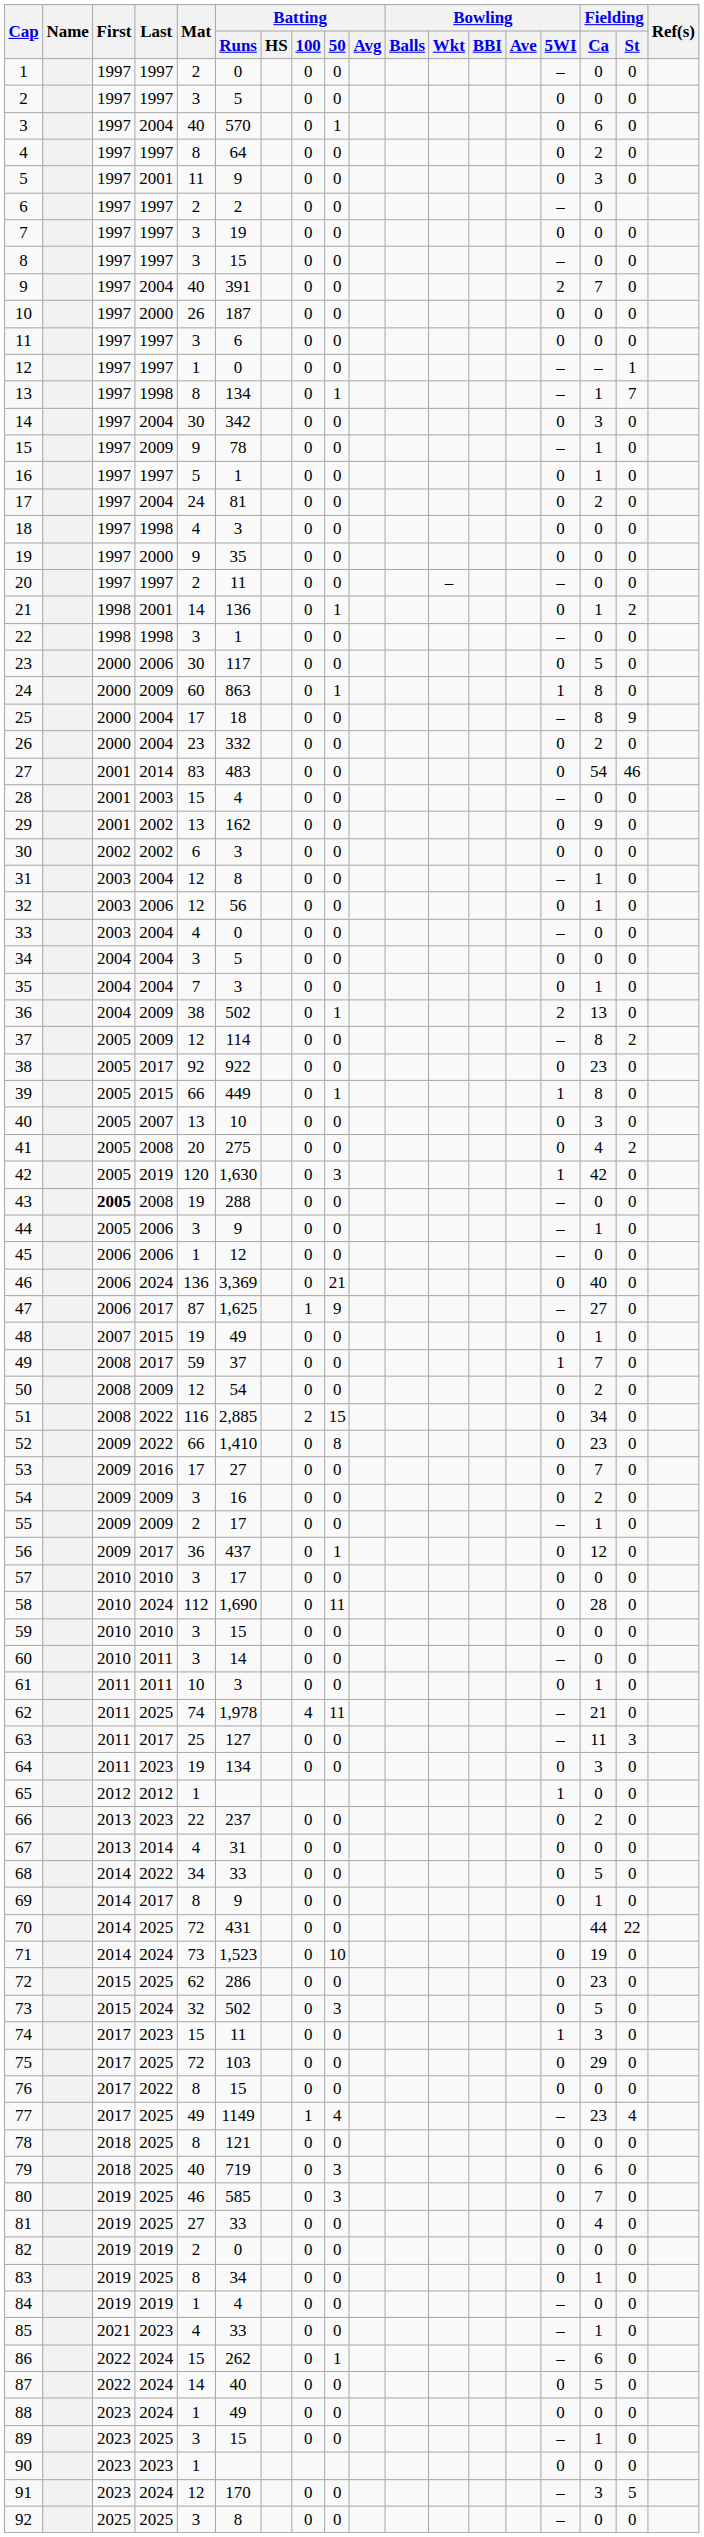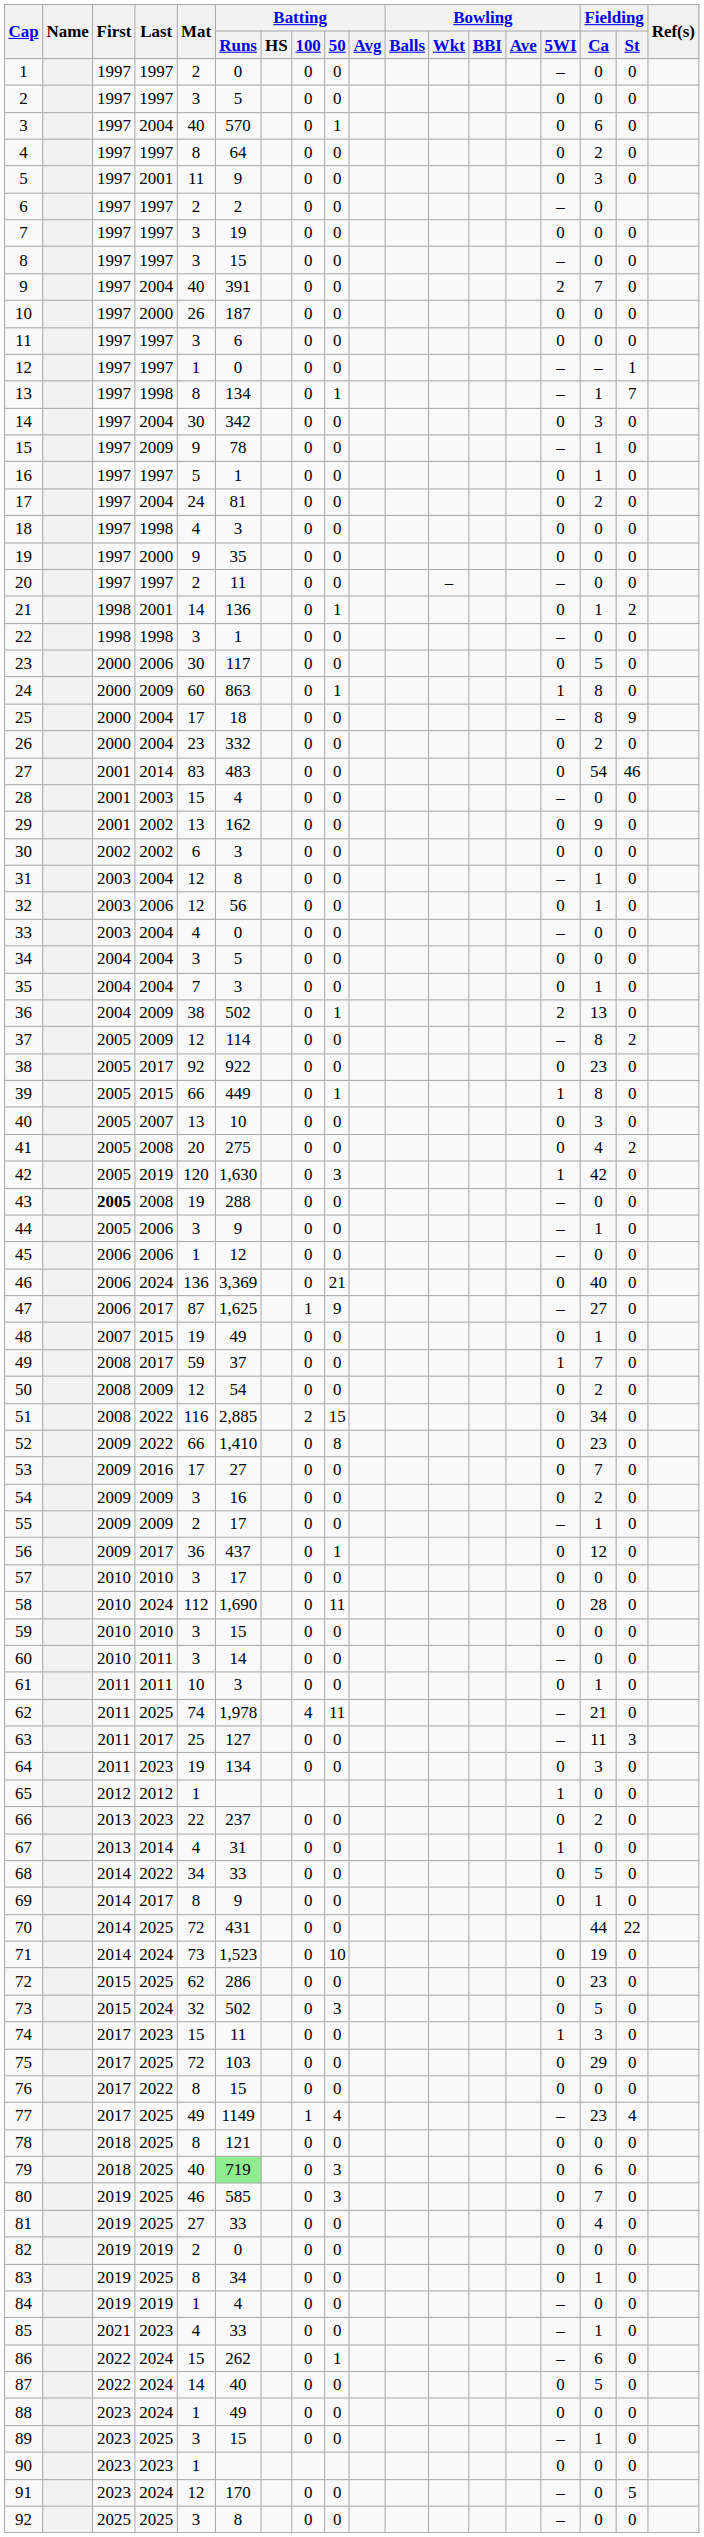(561, 1846) 0 -> (561, 1846) 1
(238, 2169) no background -> (238, 2169) lightgreen background
(599, 2492) 3 -> (599, 2492) 0
